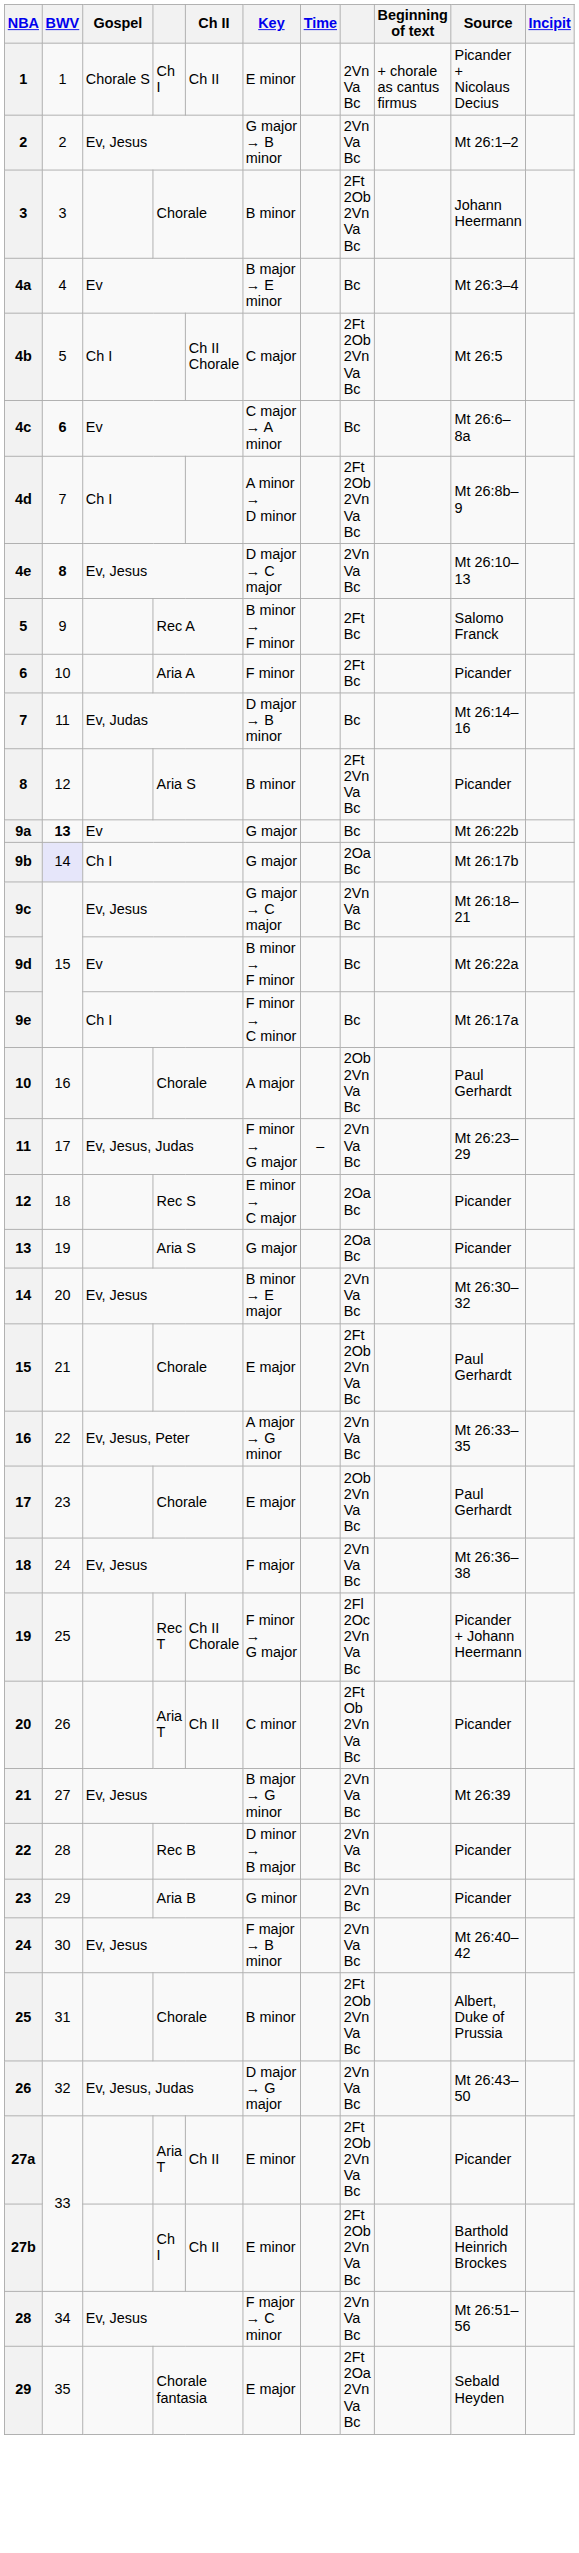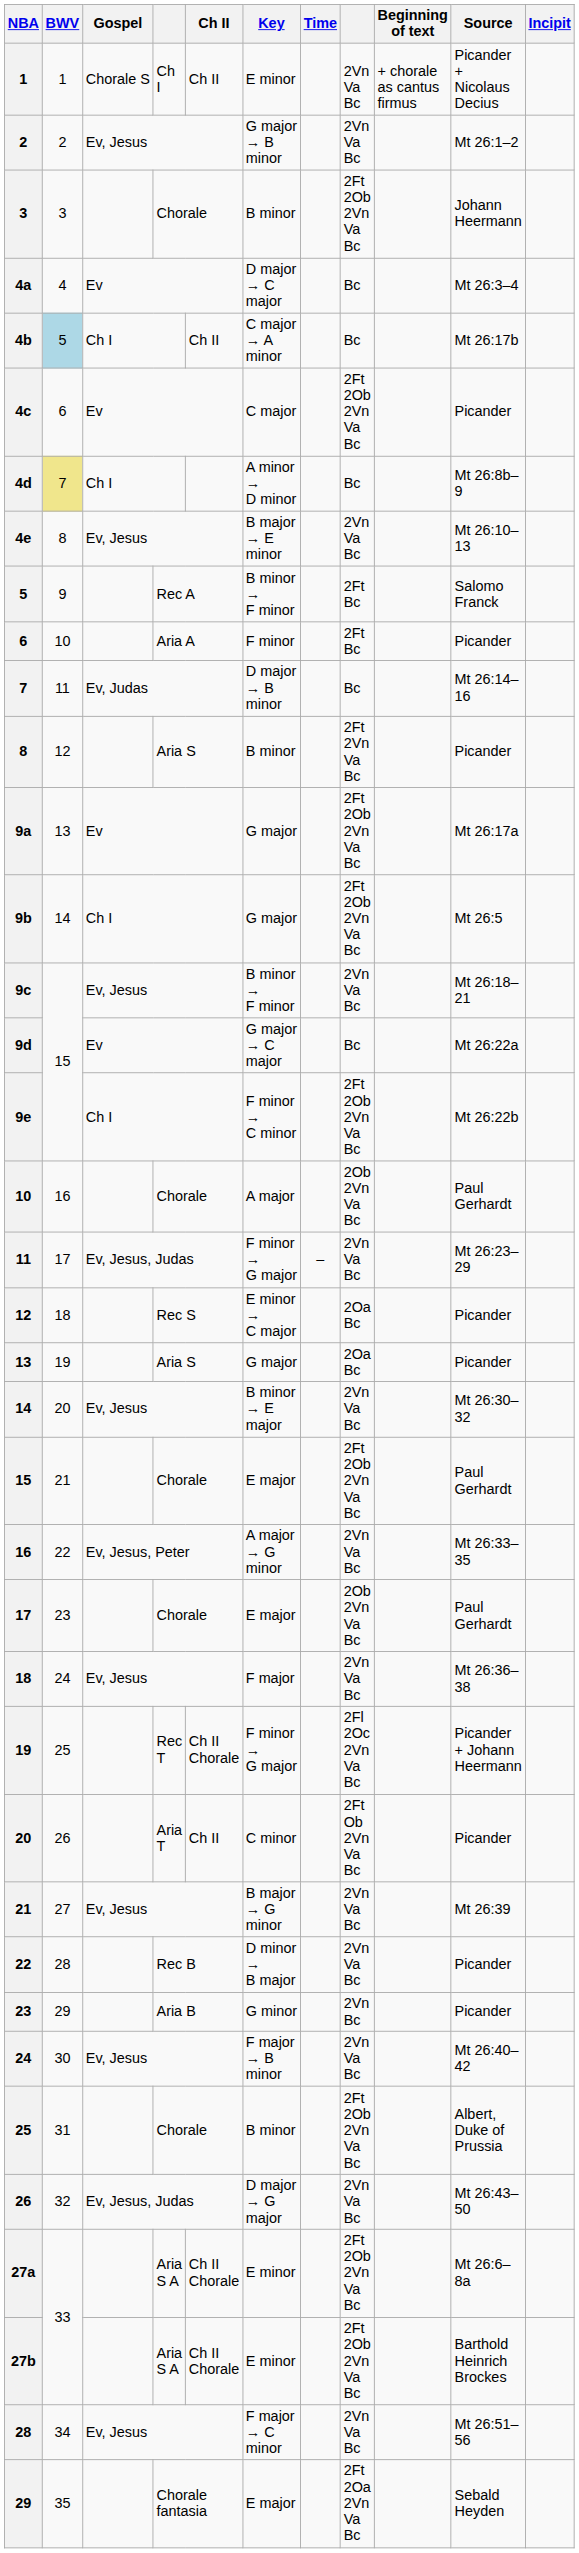(271, 285) B major → E minor -> (271, 285) D major → C major
(62, 356) no background -> (62, 340) lightblue background
(214, 356) Ch II Chorale -> (204, 340) Ch II
(271, 356) C major -> (271, 340) C major → A minor
(357, 356) 2Ft 2Ob 2Vn Va Bc -> (352, 340) Bc
(479, 356) Mt 26:5 -> (487, 340) Mt 26:17b
(62, 428) bold -> (62, 412) normal
(271, 428) C major → A minor -> (271, 412) C major
(352, 428) Bc -> (357, 412) 2Ft 2Ob 2Vn Va Bc
(483, 428) Mt 26:6–8a -> (483, 412) Picander
(62, 499) no background -> (62, 483) khaki background
(357, 499) 2Ft 2Ob 2Vn Va Bc -> (352, 483) Bc
(62, 571) bold -> (62, 538) normal
(271, 571) D major → C major -> (271, 538) B major → E minor
(62, 831) bold -> (62, 831) normal
(352, 831) Bc -> (357, 831) 2Ft 2Ob 2Vn Va Bc
(487, 831) Mt 26:22b -> (487, 831) Mt 26:17a
(62, 862) lavender background -> (62, 918) no background
(357, 862) 2Oa Bc -> (357, 918) 2Ft 2Ob 2Vn Va Bc
(487, 862) Mt 26:17b -> (479, 918) Mt 26:5
(271, 909) G major → C major -> (271, 990) B minor → F minor
(271, 964) B minor → F minor -> (271, 1045) G major → C major
(352, 1019) Bc -> (357, 1116) 2Ft 2Ob 2Vn Va Bc
(487, 1019) Mt 26:17a -> (487, 1116) Mt 26:22b
(169, 2159) Aria T -> (169, 2273) Aria S A
(204, 2159) Ch II -> (214, 2273) Ch II Chorale
(483, 2159) Picander -> (483, 2273) Mt 26:6–8a
(166, 2247) Ch I -> (169, 2360) Aria S A
(204, 2247) Ch II -> (214, 2360) Ch II Chorale
